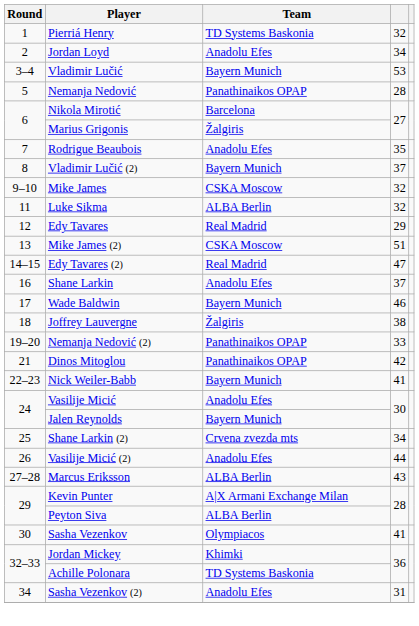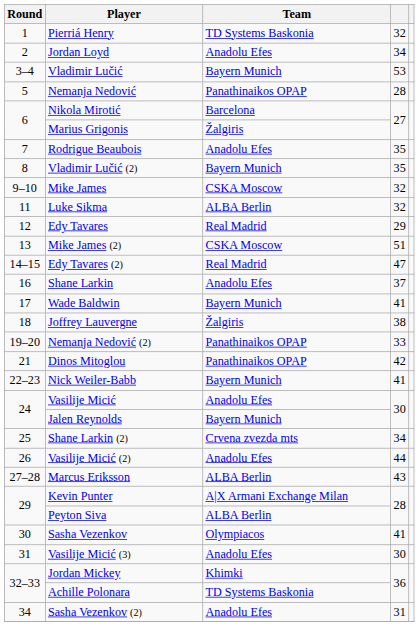(400, 168) 37 -> (400, 168) 35
(400, 303) 46 -> (400, 303) 41
+ row: (89, 554)
